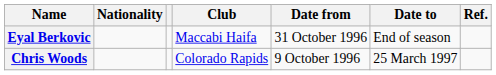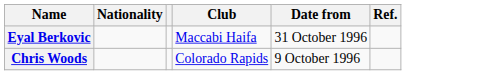- column: (415, 15)
